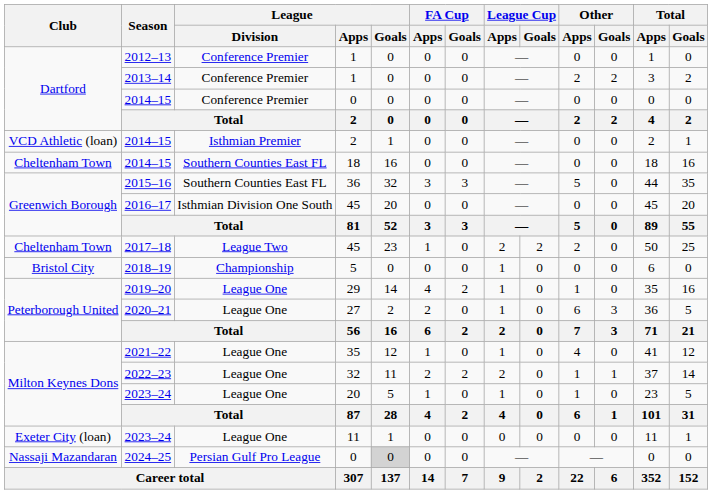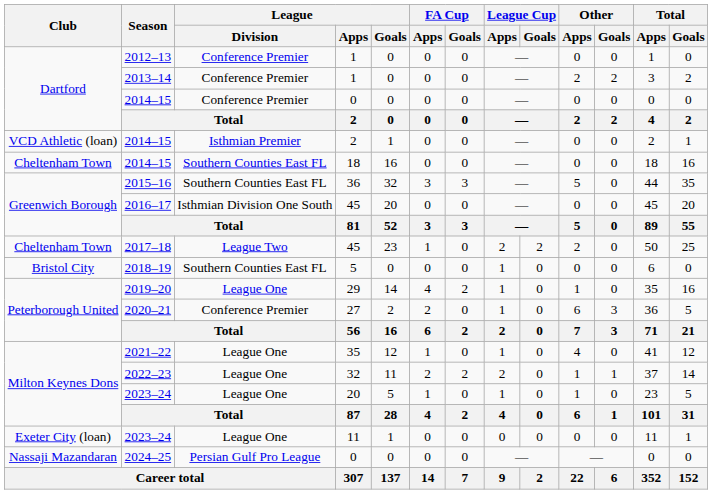(255, 267) Championship -> (255, 267) Southern Counties East FL
(255, 309) League One -> (255, 309) Conference Premier
(391, 457) lightgrey background -> (391, 457) no background
